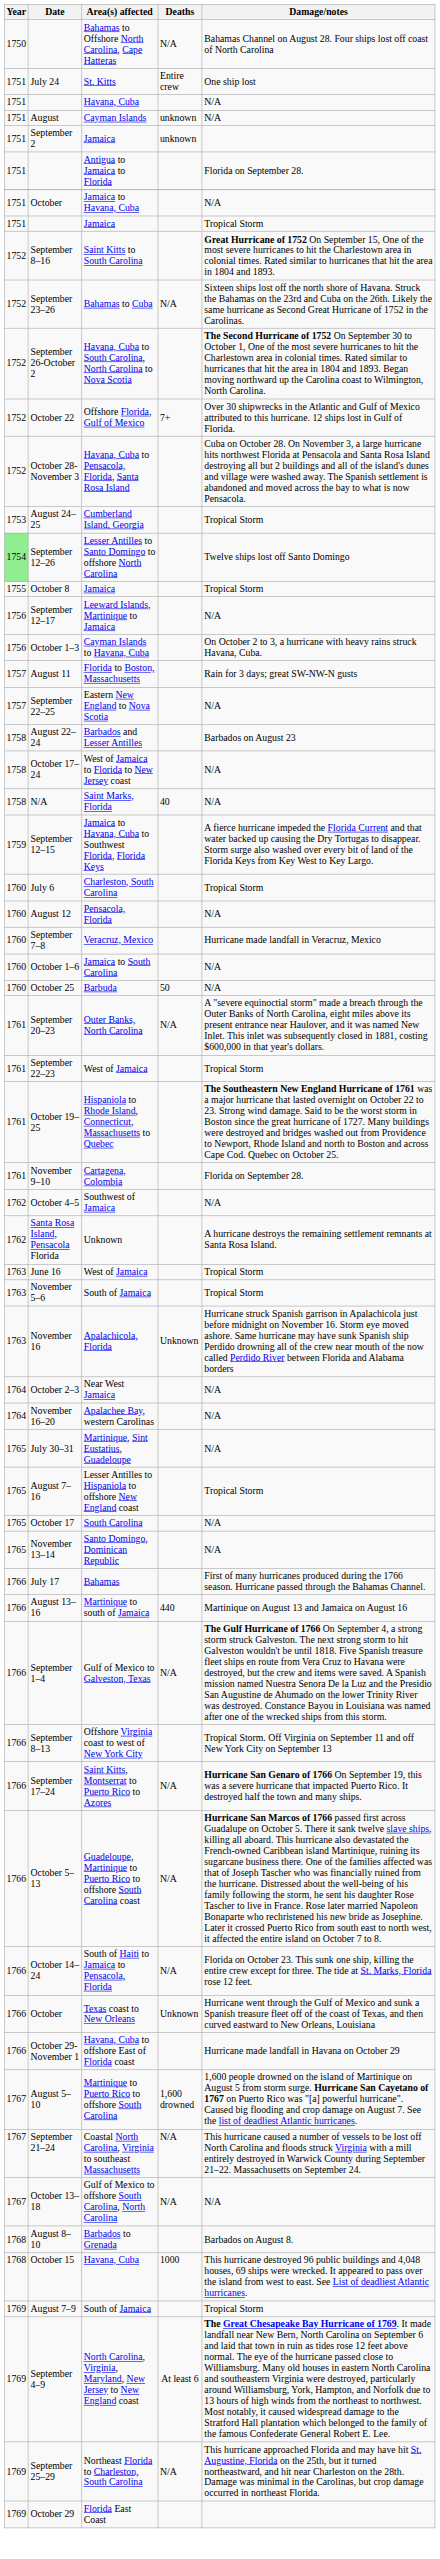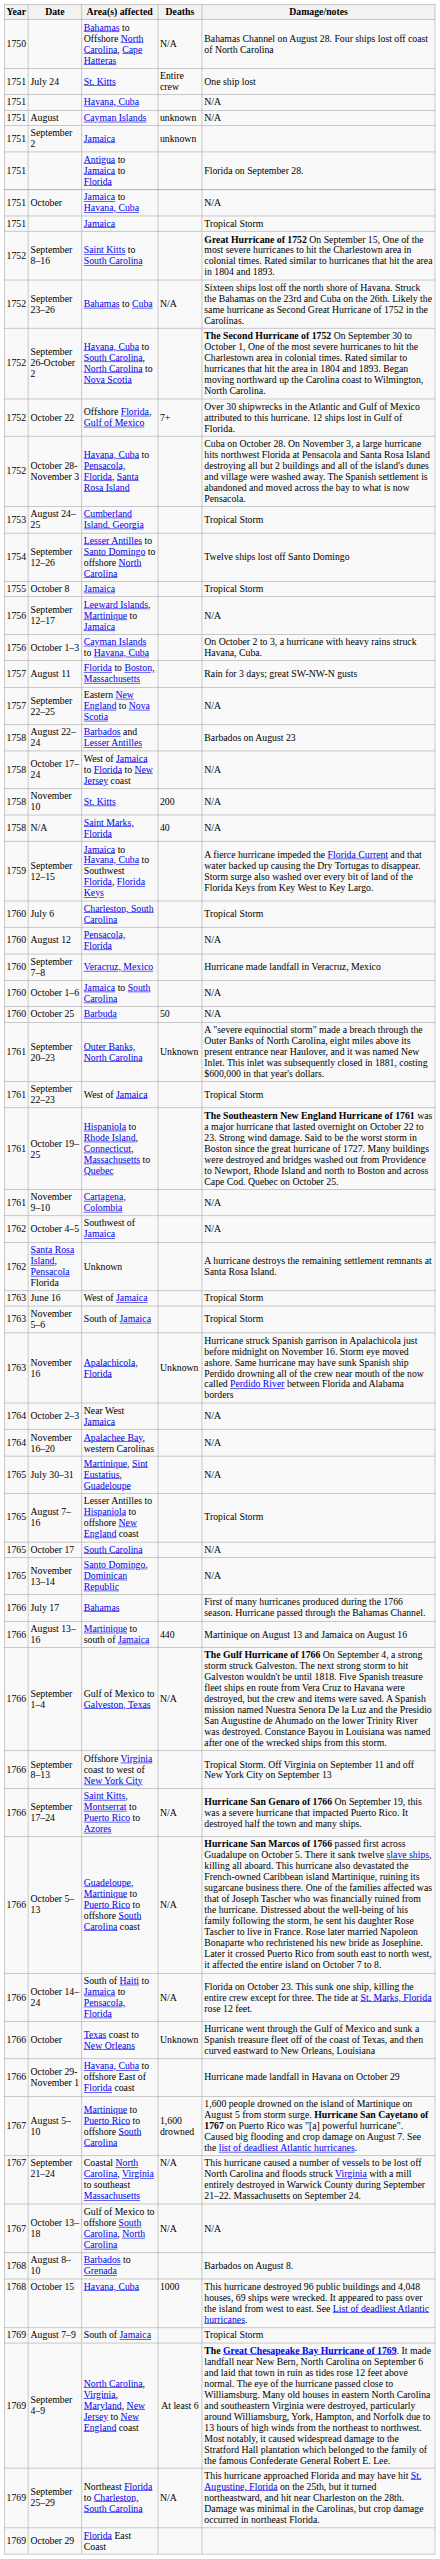(16, 557) lightgreen background -> (16, 557) no background
+ row: (51, 801)
(168, 1025) N/A -> (179, 1052) Unknown
(254, 1176) Florida on September 28. -> (213, 1202) N/A
